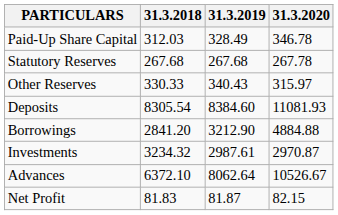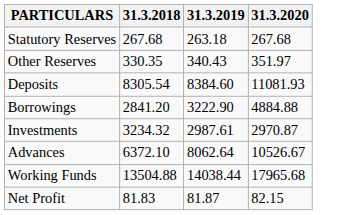- row: (73, 38)
(228, 61) 267.68 -> (207, 38) 263.18
(292, 61) 267.78 -> (271, 38) 267.68
(164, 84) 330.33 -> (143, 61) 330.35
(292, 84) 315.97 -> (271, 61) 351.97
(232, 130) 3212.90 -> (210, 107) 3222.90
+ row: (52, 175)
